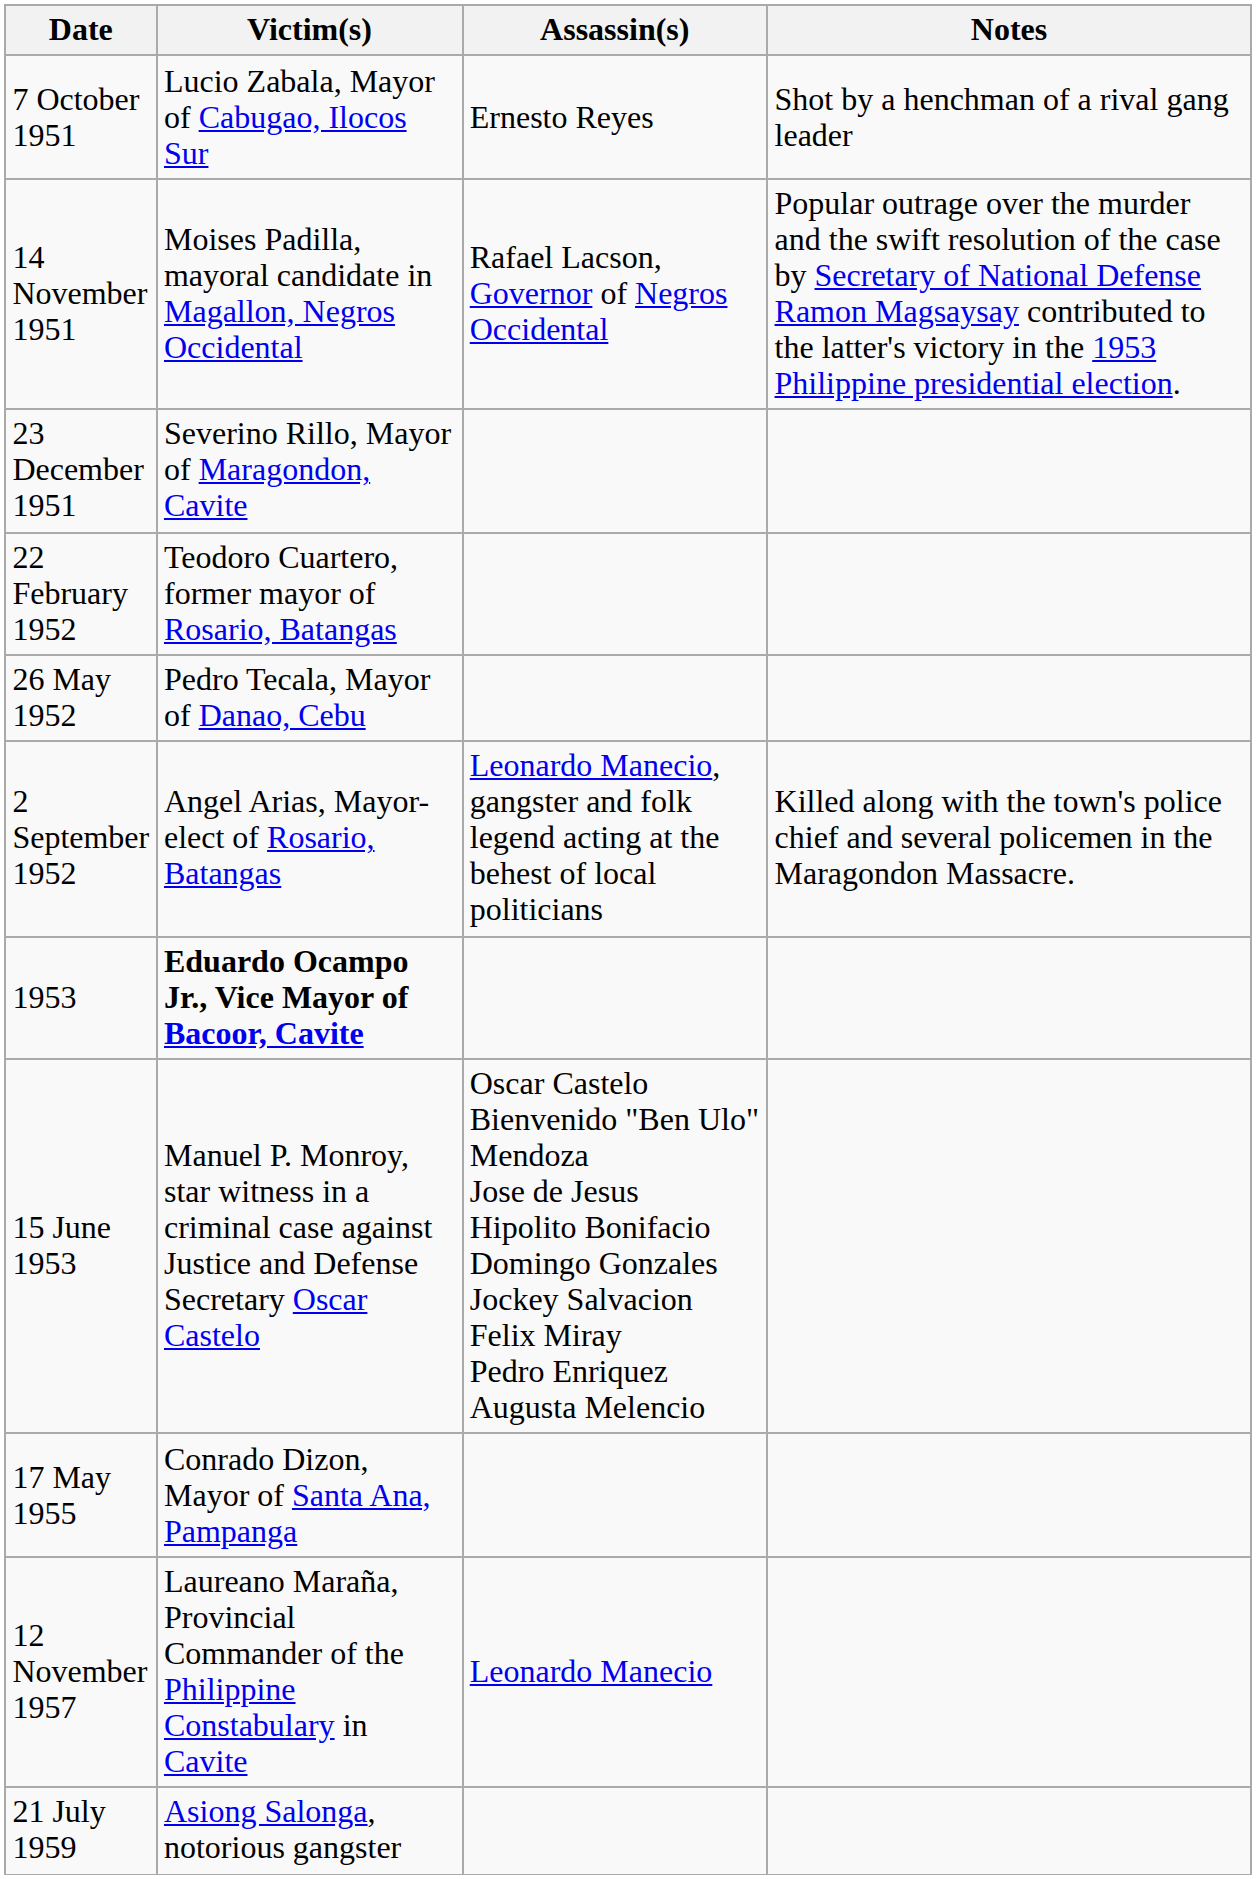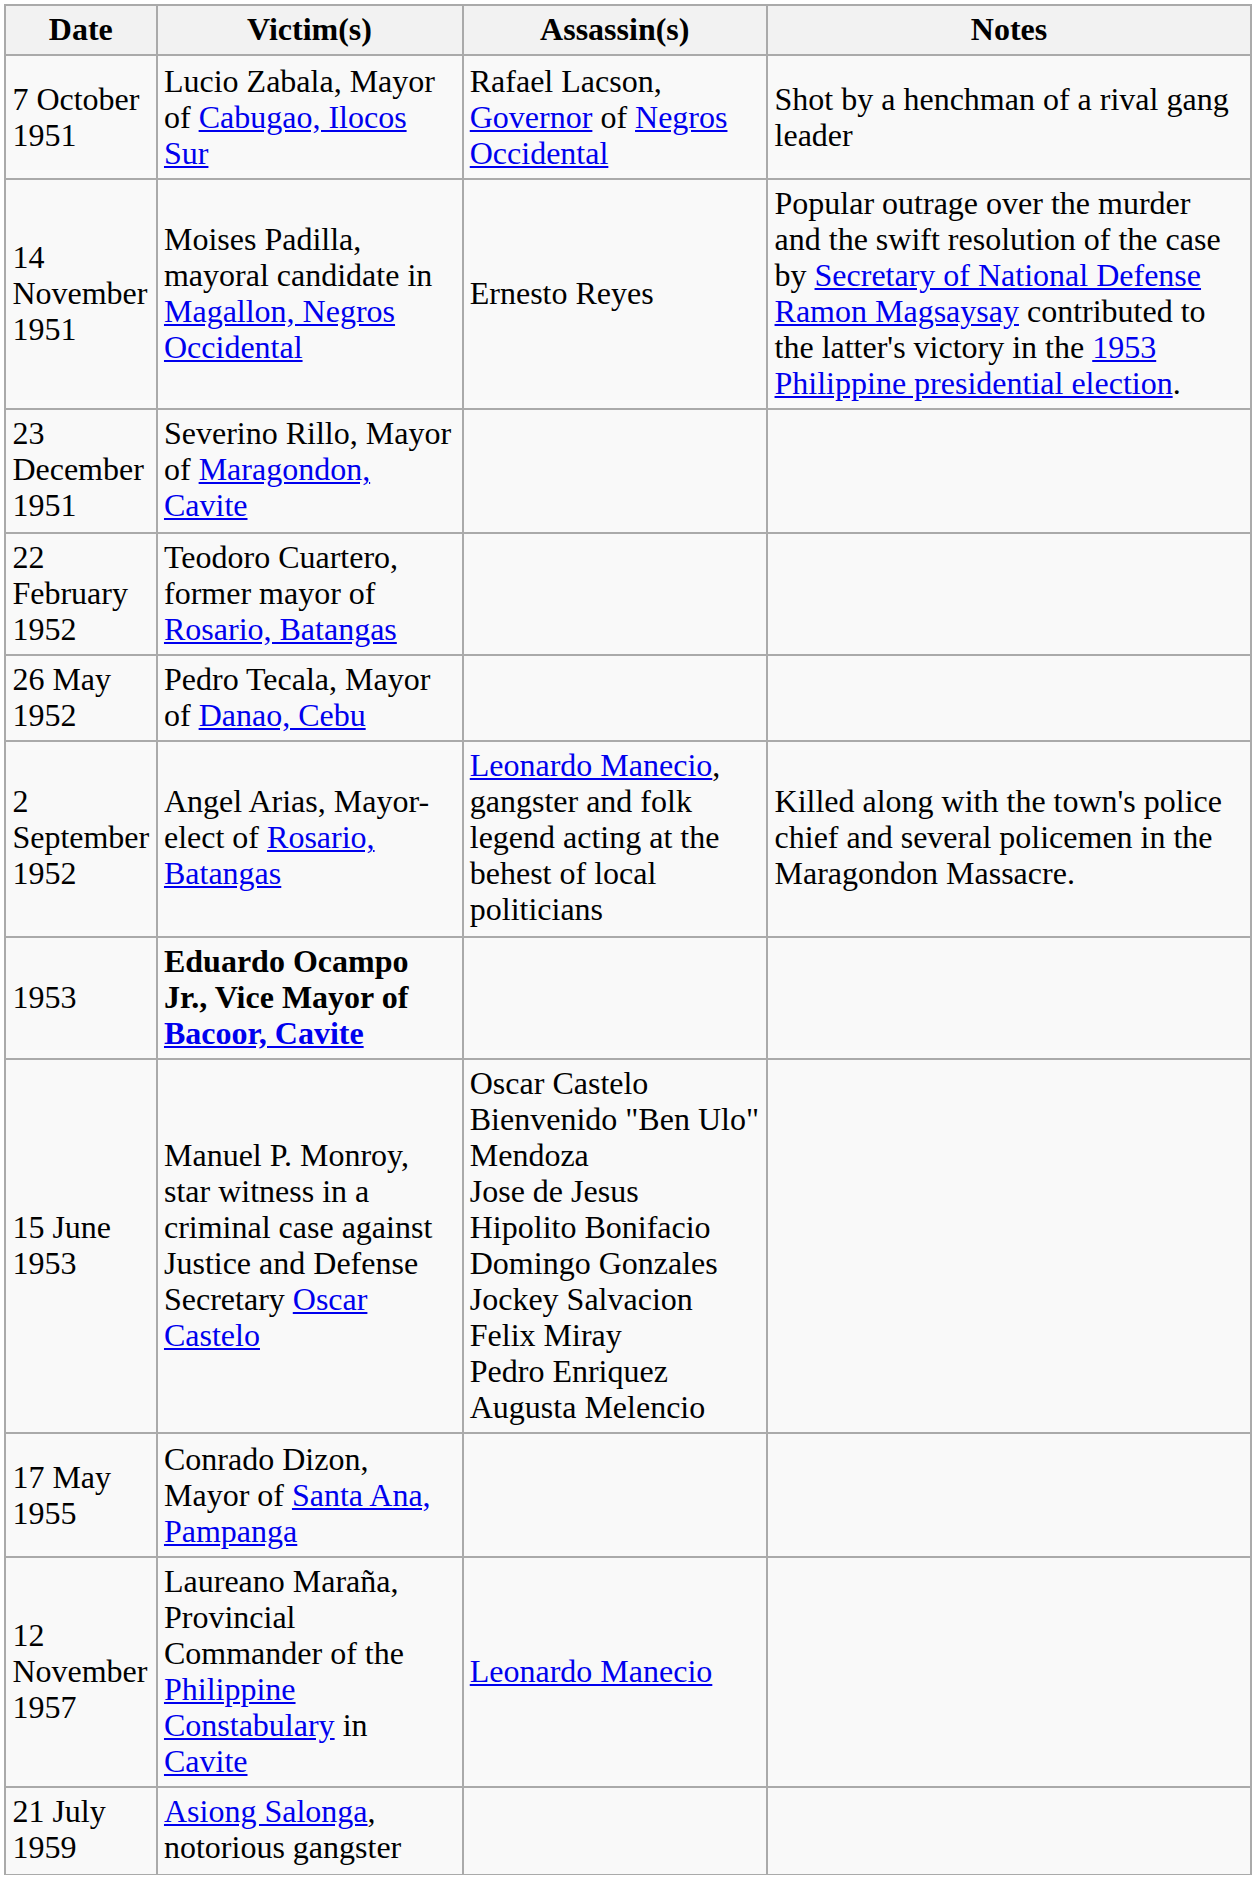(562, 116) Ernesto Reyes -> (599, 116) Rafael Lacson, Governor of Negros Occidental
(599, 293) Rafael Lacson, Governor of Negros Occidental -> (562, 293) Ernesto Reyes
